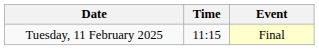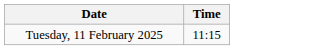- column: (272, 14)
